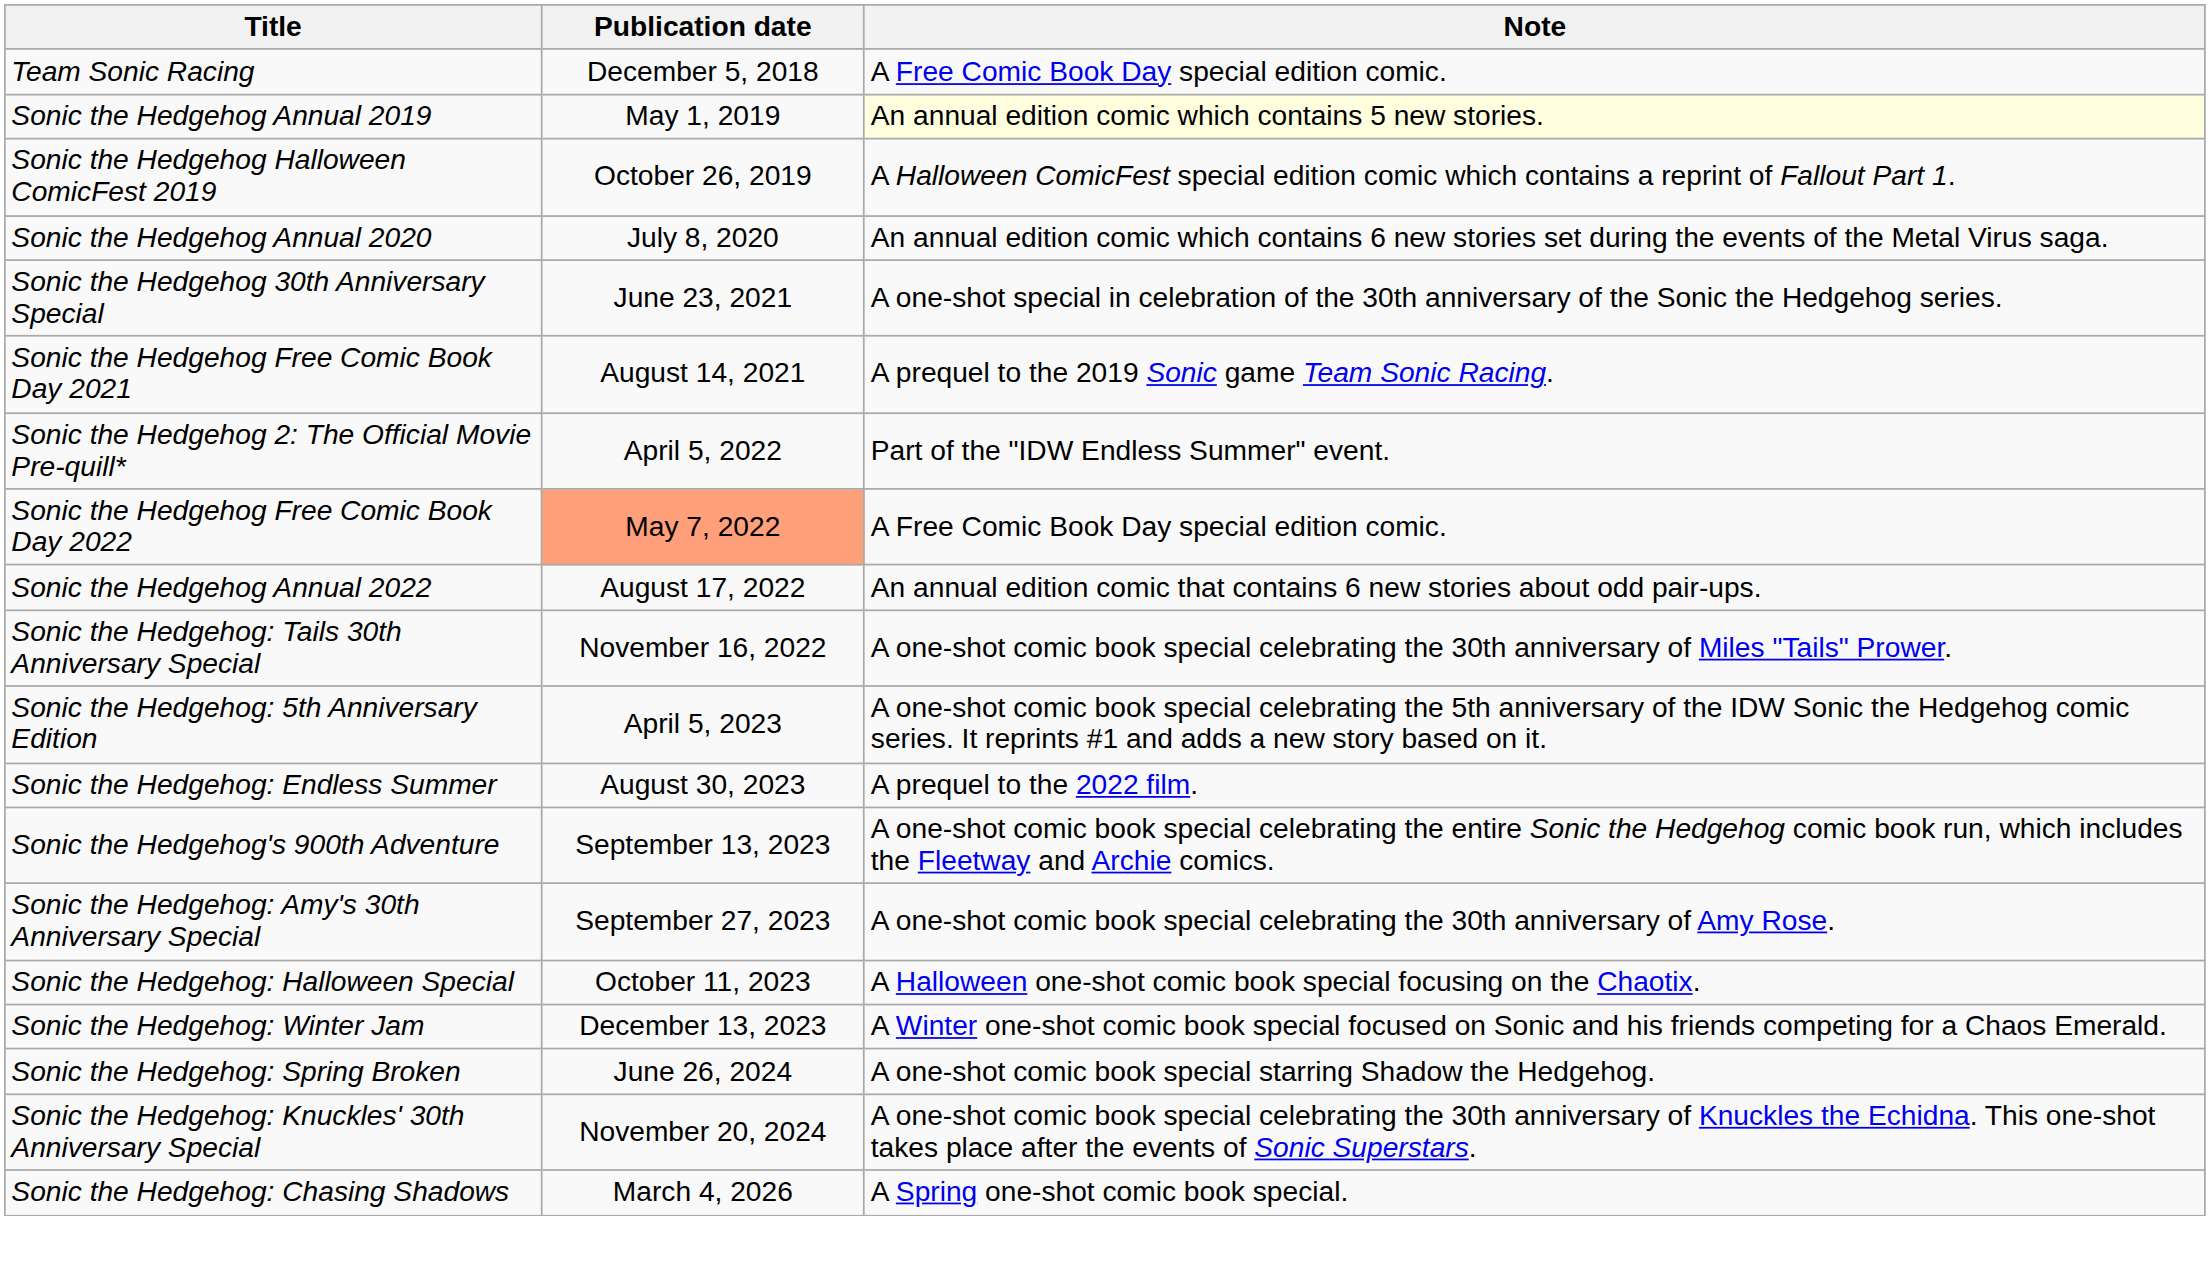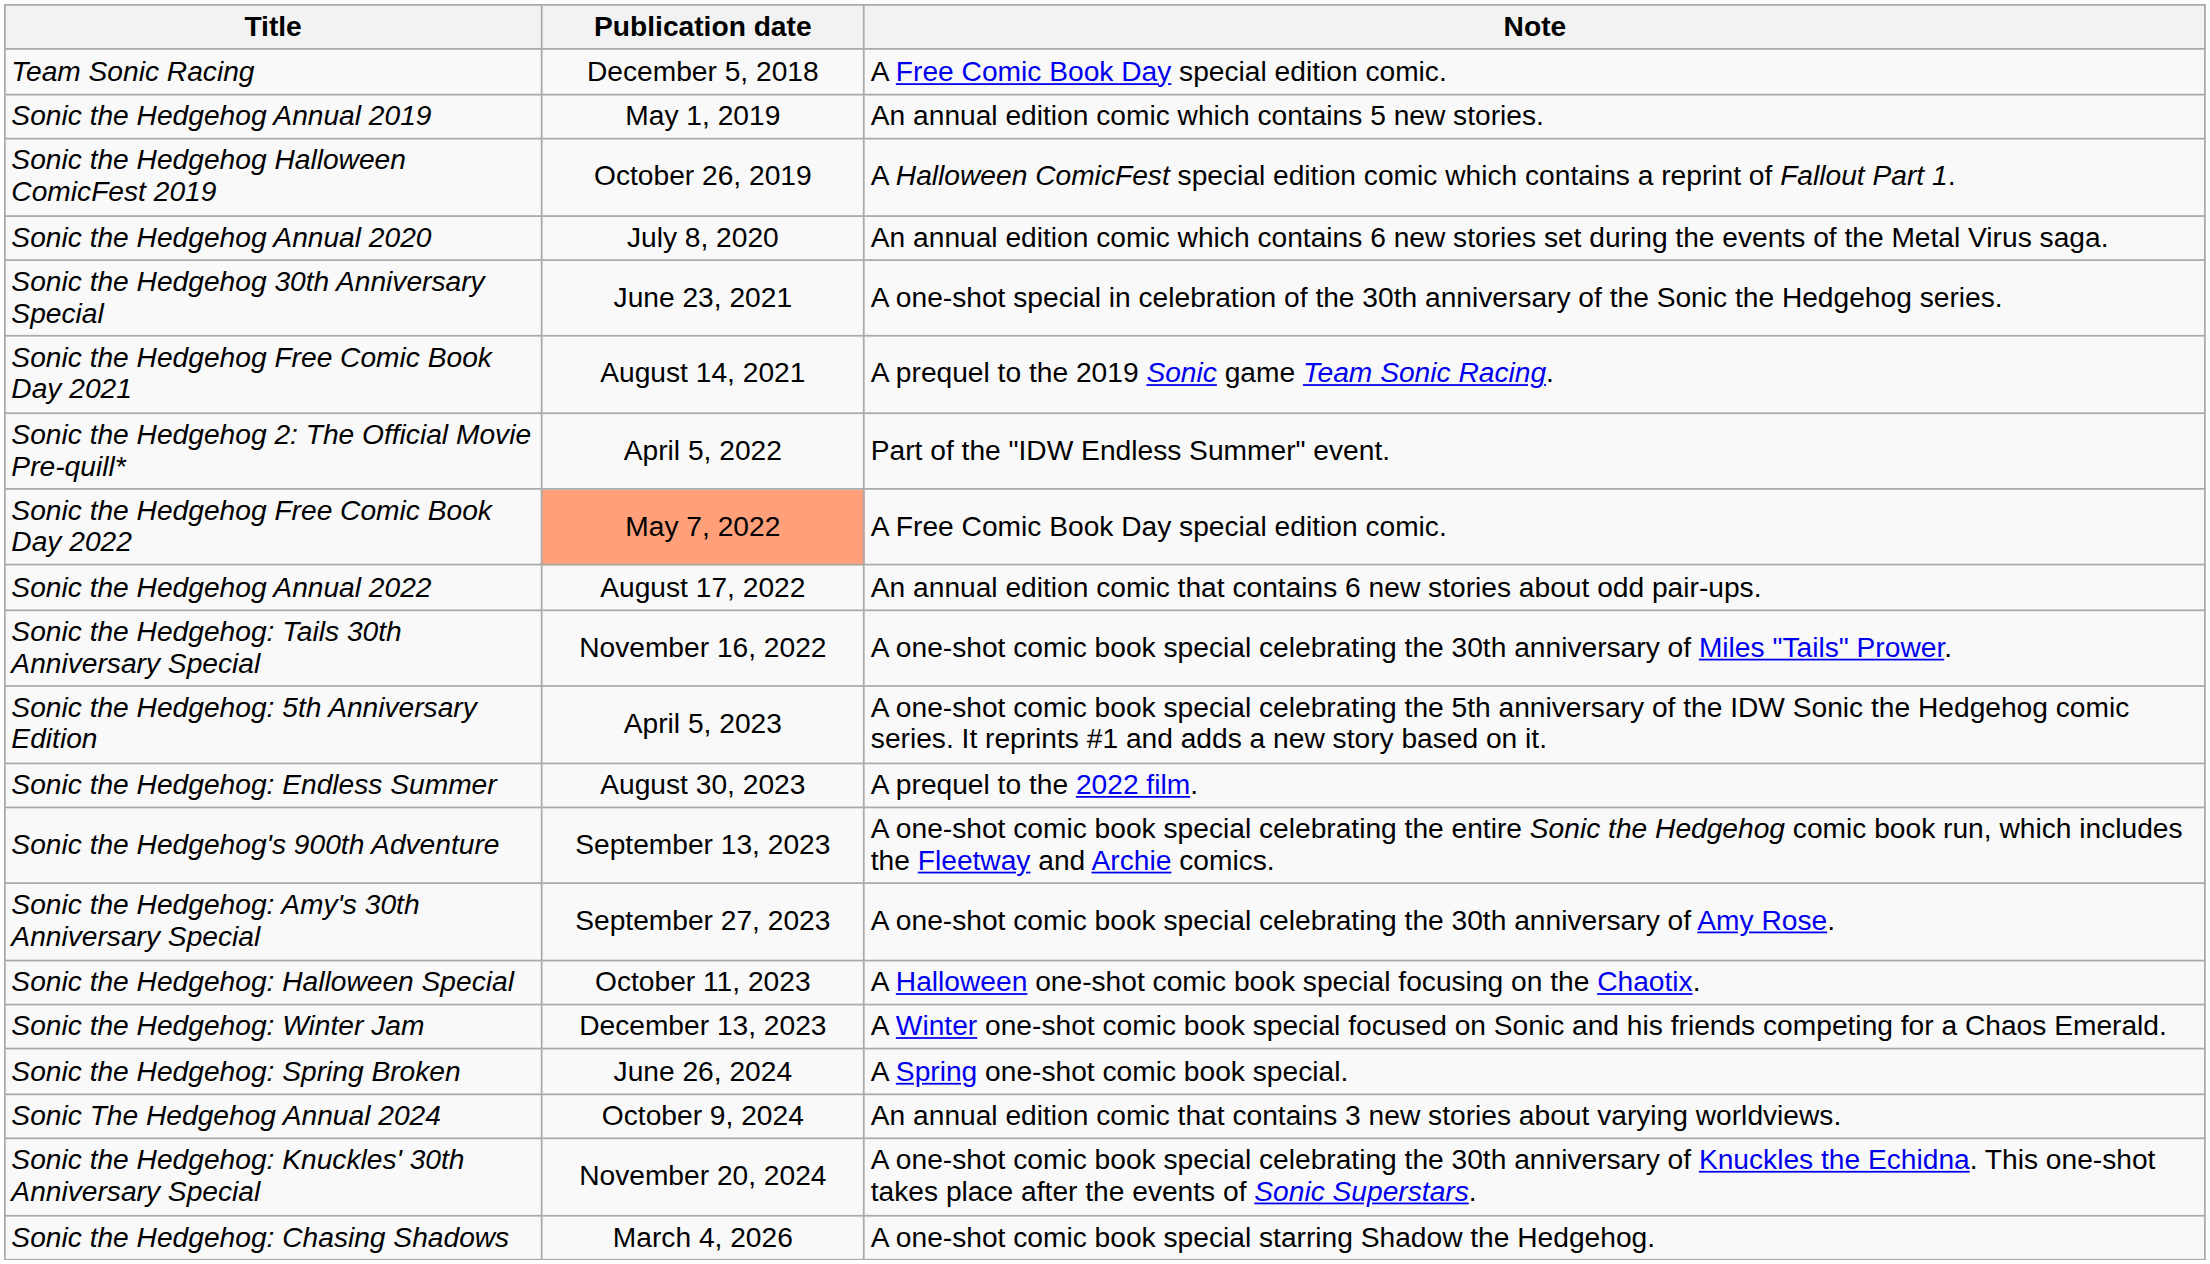(1207, 116) lightyellow background -> (1207, 116) no background
(1263, 1071) A one-shot comic book special starring Shadow the Hedgehog. -> (1110, 1071) A Spring one-shot comic book special.
+ row: (226, 1115)
(1110, 1192) A Spring one-shot comic book special. -> (1263, 1236) A one-shot comic book special starring Shadow the Hedgehog.
